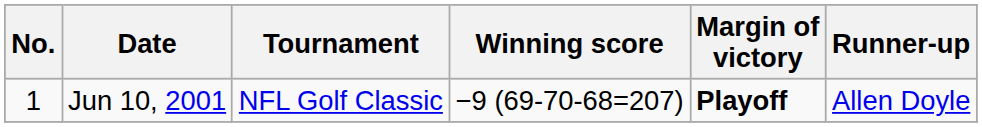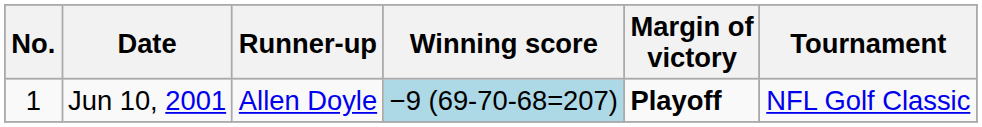columns swapped: (341, 42) <-> (901, 42)
(570, 101) no background -> (504, 101) lightblue background
